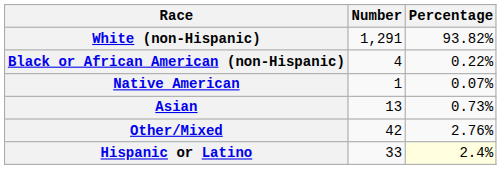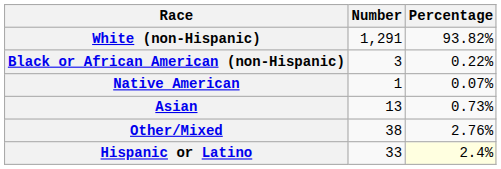(398, 62) 4 -> (398, 62) 3
(394, 130) 42 -> (394, 130) 38
